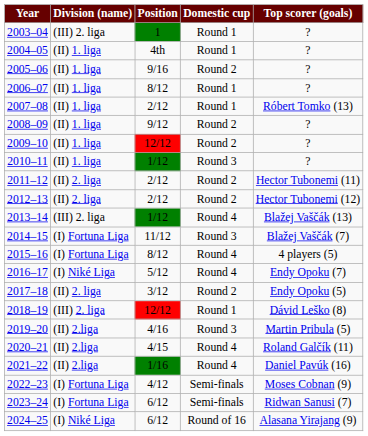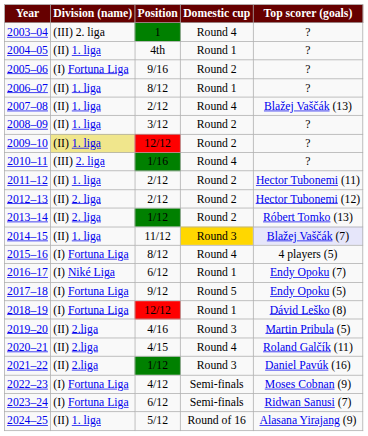(217, 32) Round 1 -> (217, 32) Round 4
(77, 69) (II) 1. liga -> (91, 69) (I) Fortuna Liga
(217, 106) Round 1 -> (217, 106) Round 4
(308, 106) Róbert Tomko (13) -> (308, 106) Blažej Vaščák (13)
(158, 124) 9/12 -> (158, 124) 3/12
(77, 143) no background -> (77, 143) khaki background
(77, 161) (II) 1. liga -> (79, 161) (III) 2. liga
(158, 161) 1/12 -> (158, 161) 1/16
(217, 161) Round 3 -> (217, 161) Round 4
(77, 180) (II) 2. liga -> (77, 180) (II) 1. liga
(79, 217) (III) 2. liga -> (77, 217) (II) 2. liga
(217, 217) Round 4 -> (217, 217) Round 2
(308, 217) Blažej Vaščák (13) -> (308, 217) Róbert Tomko (13)
(91, 236) (I) Fortuna Liga -> (77, 236) (II) 1. liga
(217, 236) no background -> (217, 236) gold background
(308, 236) no background -> (308, 236) lavender background
(158, 273) 5/12 -> (158, 273) 6/12
(217, 273) Round 4 -> (217, 273) Round 1
(77, 291) (II) 2. liga -> (91, 291) (I) Fortuna Liga
(158, 291) 3/12 -> (158, 291) 9/12
(217, 291) Round 2 -> (217, 291) Round 5
(79, 310) (III) 2. liga -> (91, 310) (I) Fortuna Liga
(158, 365) 1/16 -> (158, 365) 1/12
(217, 365) Round 4 -> (217, 365) Round 3
(84, 421) (I) Niké Liga -> (77, 421) (II) 1. liga
(158, 421) 6/12 -> (158, 421) 5/12
